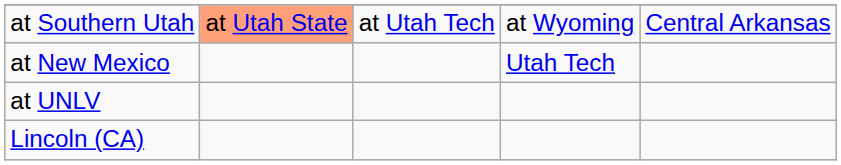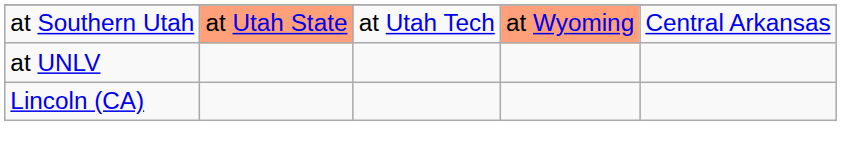(570, 23) no background -> (570, 23) lightsalmon background
- row: (90, 62)
